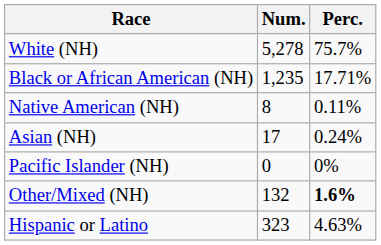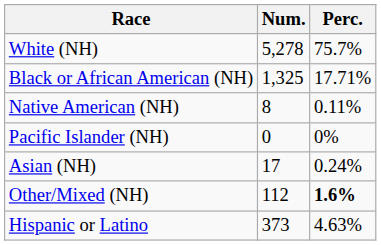(283, 78) 1,235 -> (283, 78) 1,325
rows swapped: (52, 136) <-> (89, 166)
(276, 195) 132 -> (275, 195) 112
(276, 225) 323 -> (276, 225) 373
